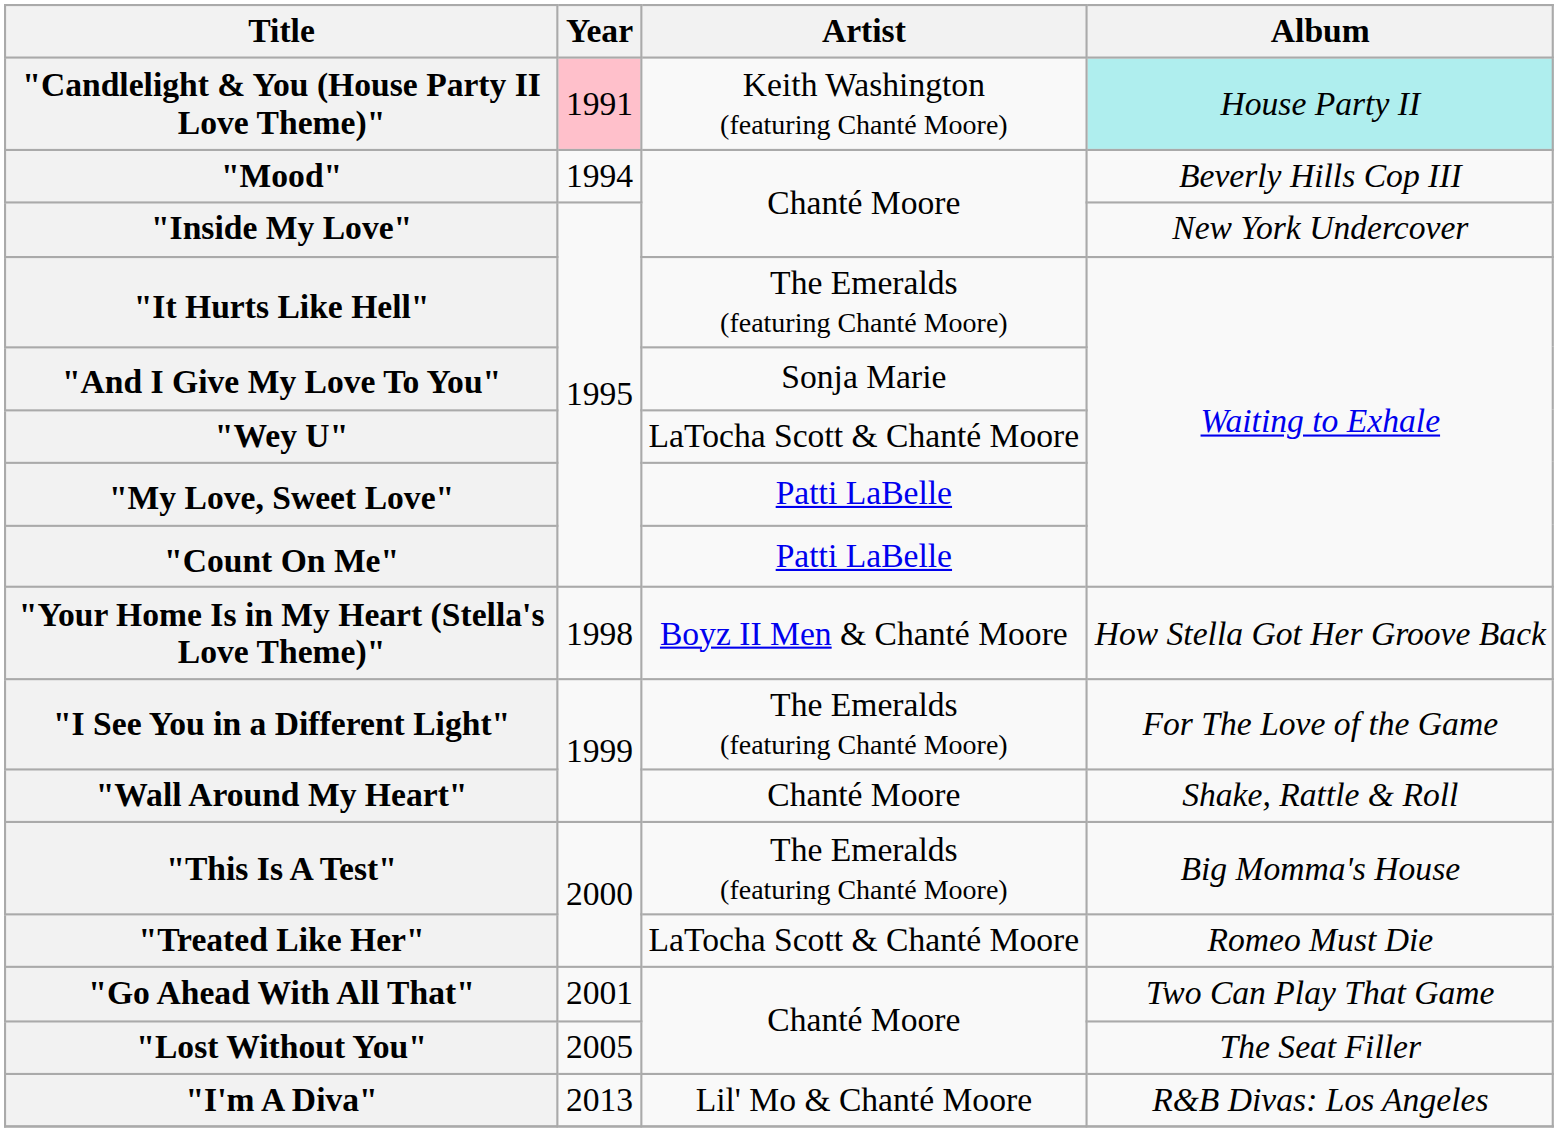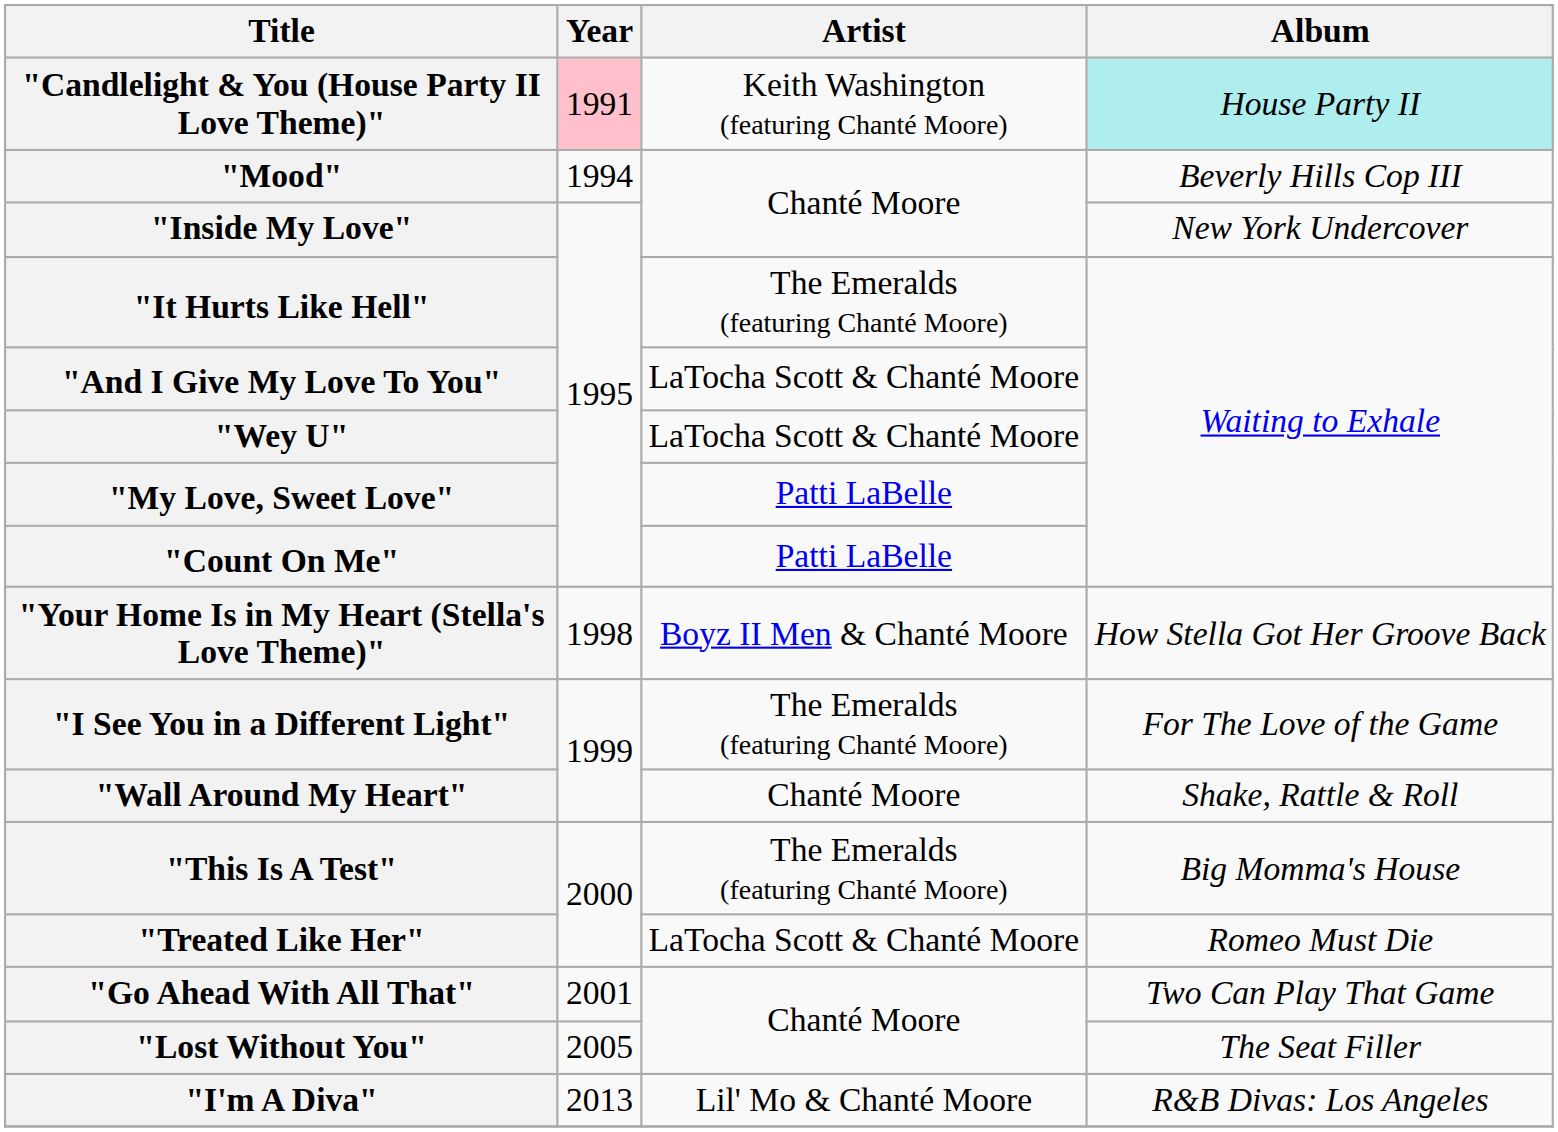(864, 377) Sonja Marie -> (864, 377) LaTocha Scott & Chanté Moore
